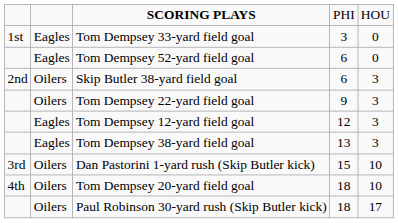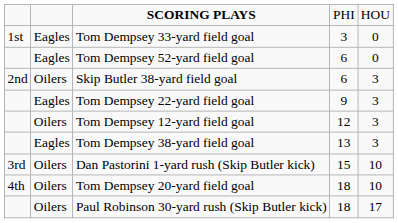(50, 100) Oilers -> (52, 100) Eagles
(52, 121) Eagles -> (50, 121) Oilers
